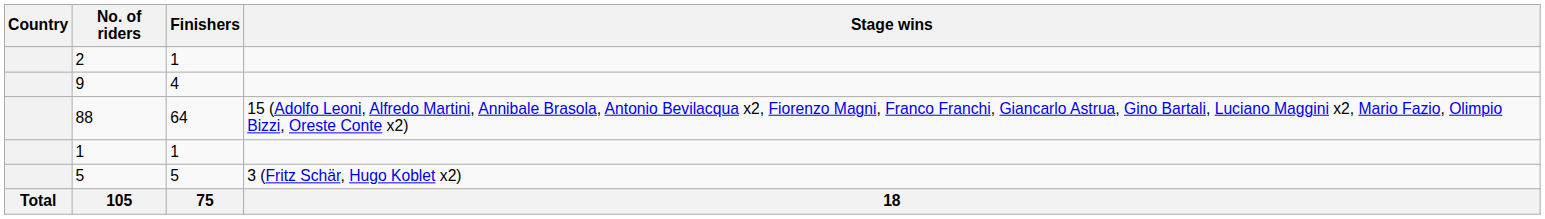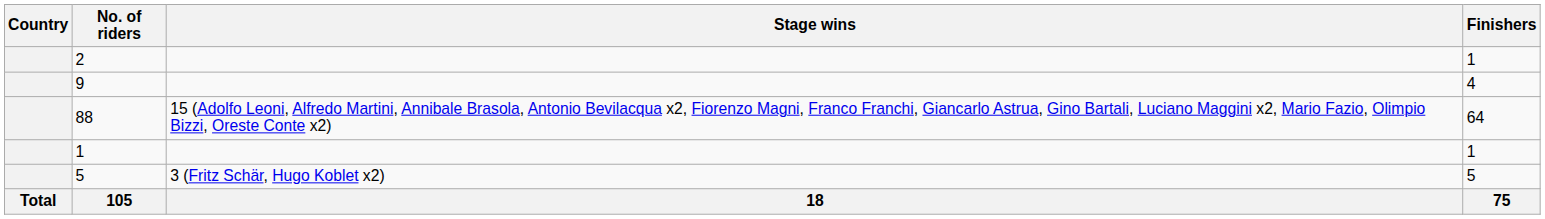columns swapped: (205, 25) <-> (892, 25)
